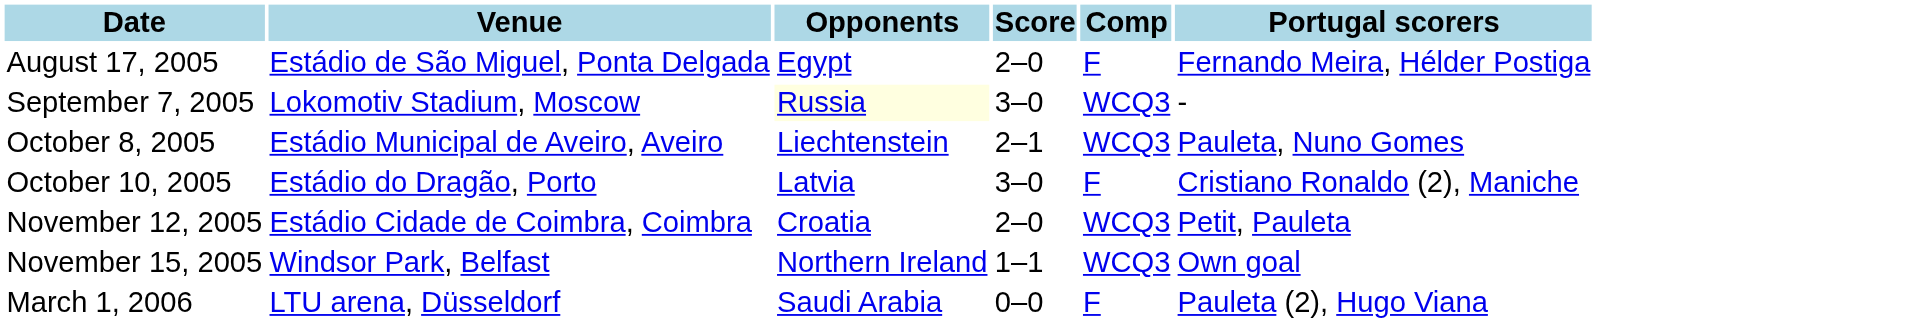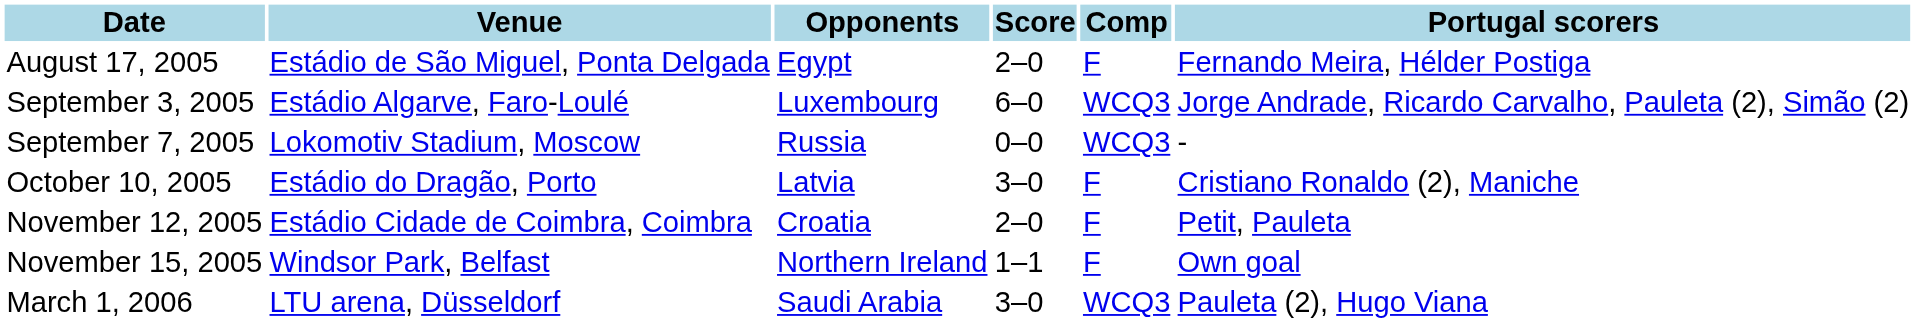+ row: (130, 102)
(822, 102) lightyellow background -> (822, 142) no background
(1019, 102) 3–0 -> (1019, 142) 0–0
- row: (111, 142)
(1127, 222) WCQ3 -> (1092, 222) F
(1127, 262) WCQ3 -> (1092, 262) F
(1019, 302) 0–0 -> (1019, 302) 3–0
(1092, 302) F -> (1127, 302) WCQ3
